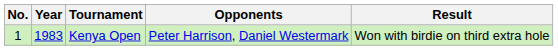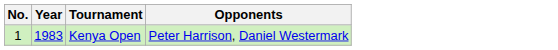- column: (452, 15)
